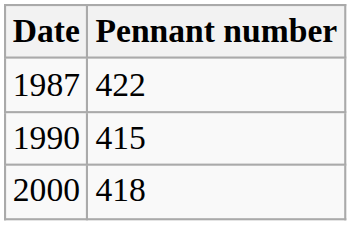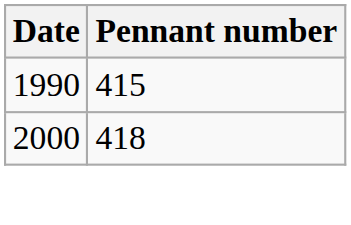- row: (46, 84)
